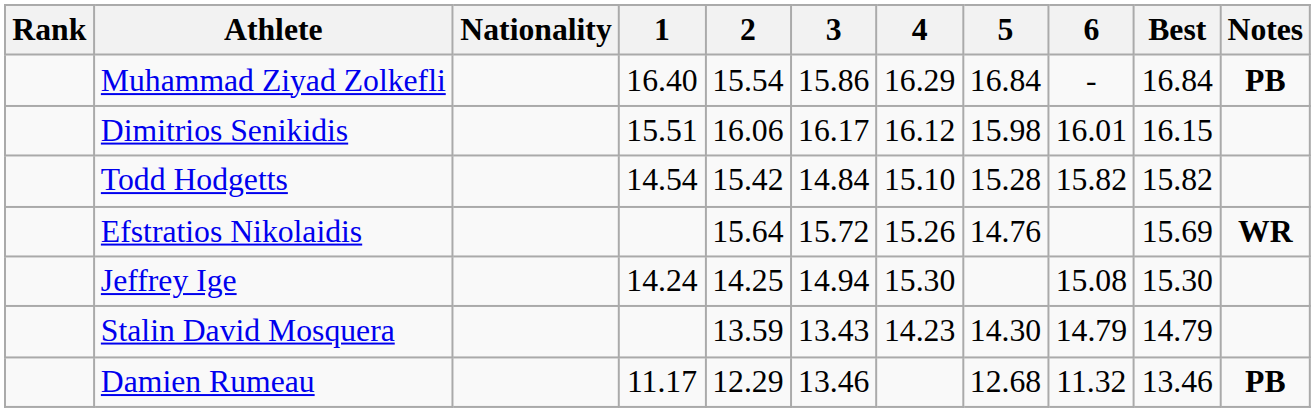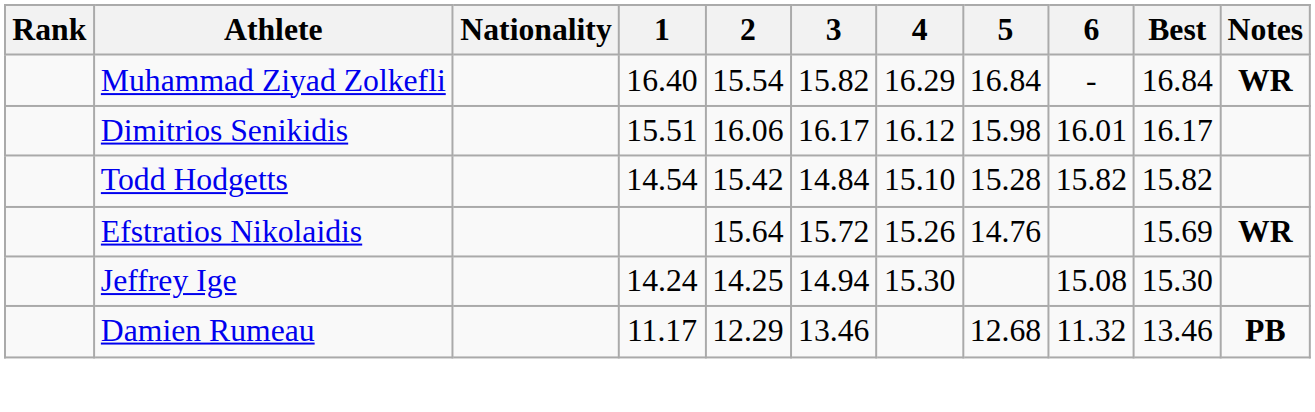(834, 79) 15.86 -> (834, 79) 15.82
(1265, 79) PB -> (1265, 79) WR
(1177, 130) 16.15 -> (1177, 130) 16.17
- row: (248, 331)
